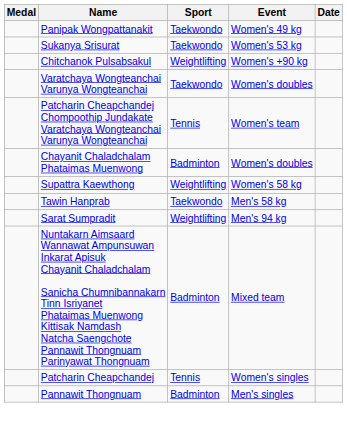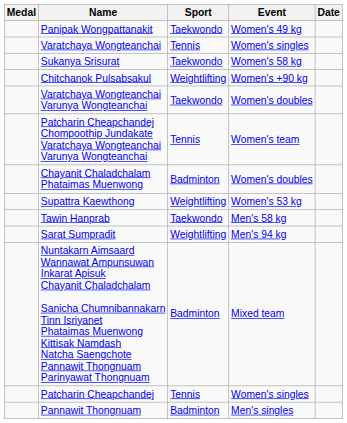+ row: (101, 45)
(266, 45) Women's 53 kg -> (266, 62) Women's 58 kg
(266, 185) Women's 58 kg -> (266, 201) Women's 53 kg
